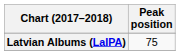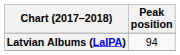(152, 42) 75 -> (152, 42) 94
